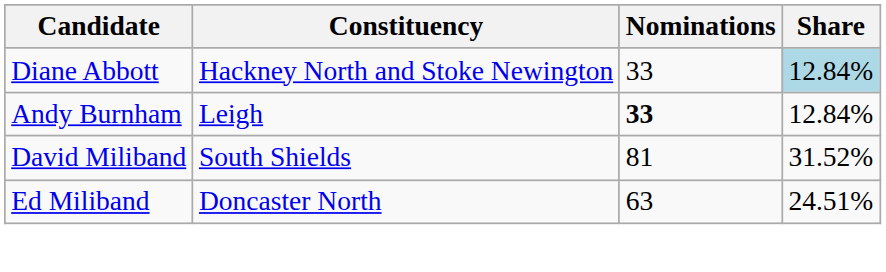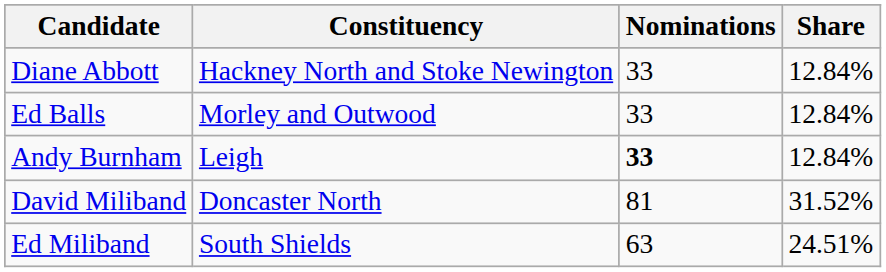(831, 69) lightblue background -> (831, 69) no background
+ row: (58, 113)
(275, 157) South Shields -> (290, 200) Doncaster North
(290, 200) Doncaster North -> (275, 244) South Shields
